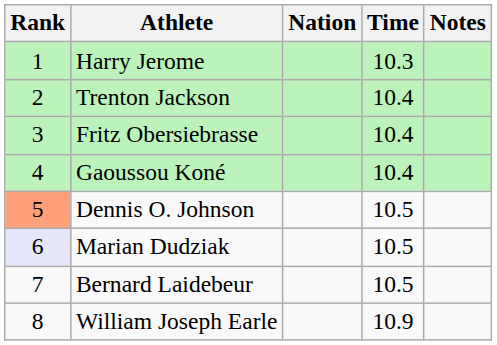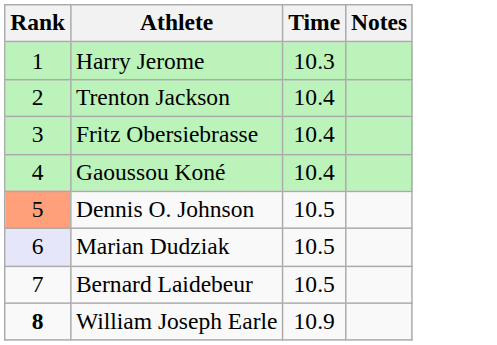- column: (322, 23)
(38, 321) normal -> (38, 321) bold
